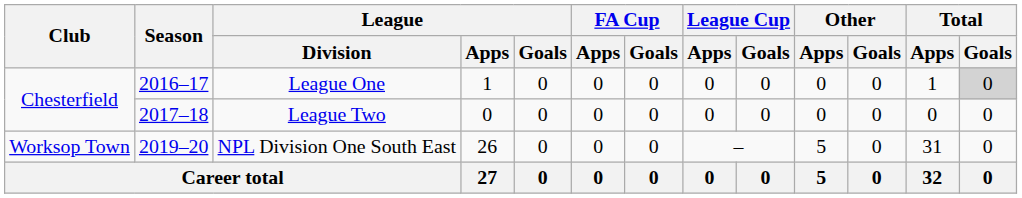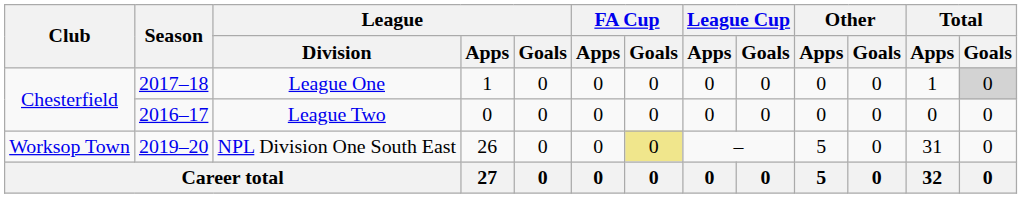(174, 83) 2016–17 -> (174, 83) 2017–18
(174, 114) 2017–18 -> (174, 114) 2016–17
(654, 146) no background -> (654, 146) khaki background
